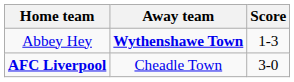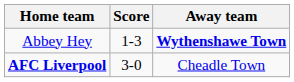columns swapped: (268, 16) <-> (178, 16)
